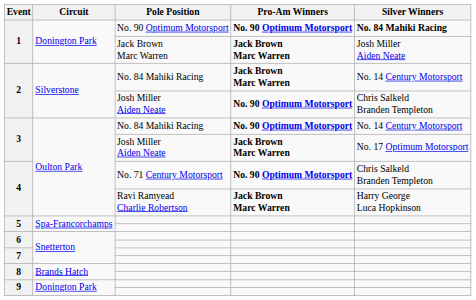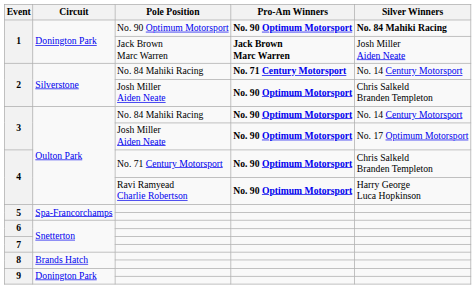(261, 76) Jack Brown Marc Warren -> (290, 71) No. 71 Century Motorsport
(261, 147) Jack Brown Marc Warren -> (293, 136) No. 90 Optimum Motorsport
(261, 201) Jack Brown Marc Warren -> (293, 190) No. 90 Optimum Motorsport
